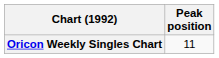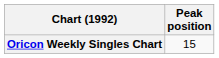(189, 44) 11 -> (189, 44) 15
